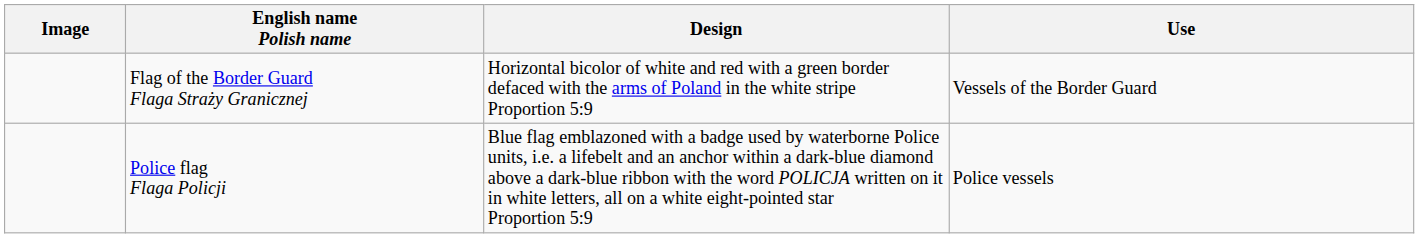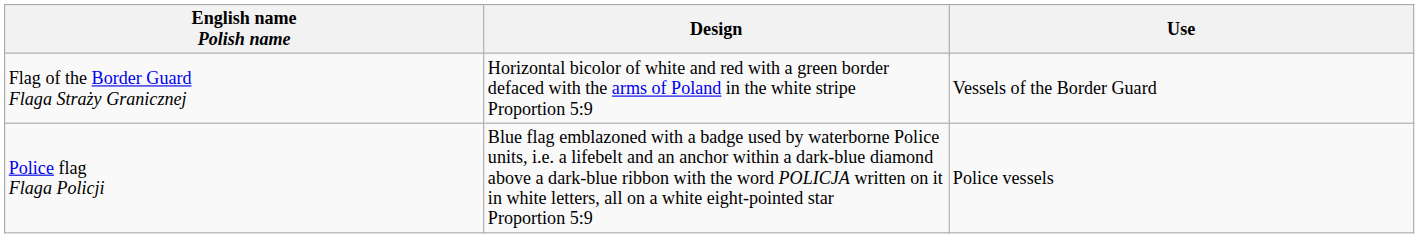- column: (65, 29)
